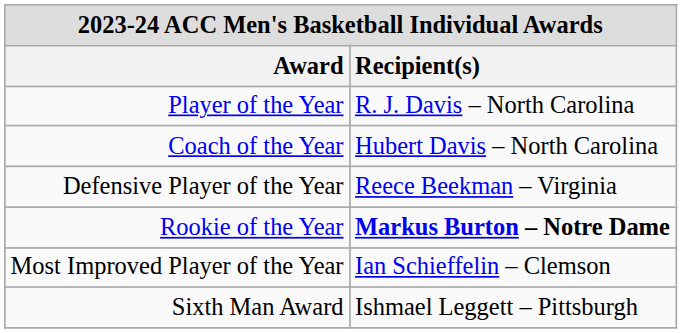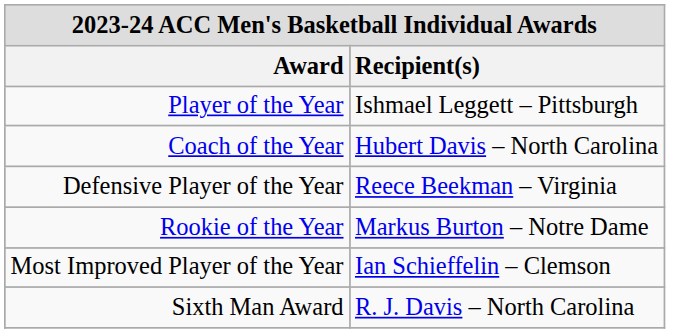(495, 105) R. J. Davis – North Carolina -> (496, 105) Ishmael Leggett – Pittsburgh
(512, 226) bold -> (502, 226) normal
(496, 307) Ishmael Leggett – Pittsburgh -> (495, 307) R. J. Davis – North Carolina
